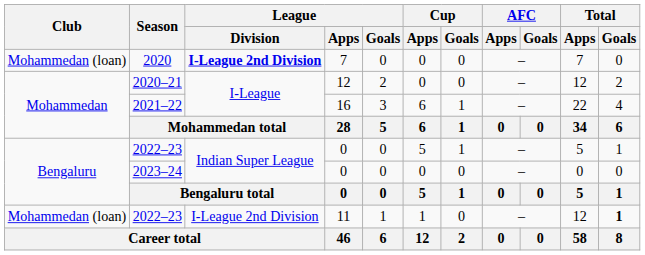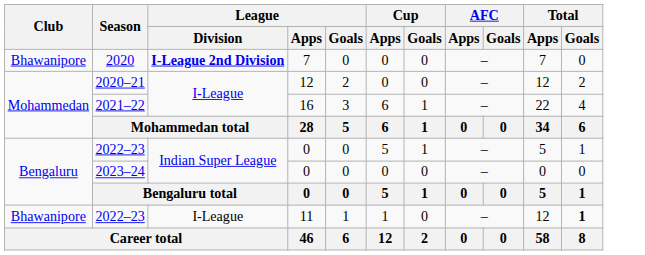(67, 60) Mohammedan (loan) -> (48, 60) Bhawanipore
(67, 216) Mohammedan (loan) -> (48, 216) Bhawanipore
(255, 216) I-League 2nd Division -> (218, 216) I-League
